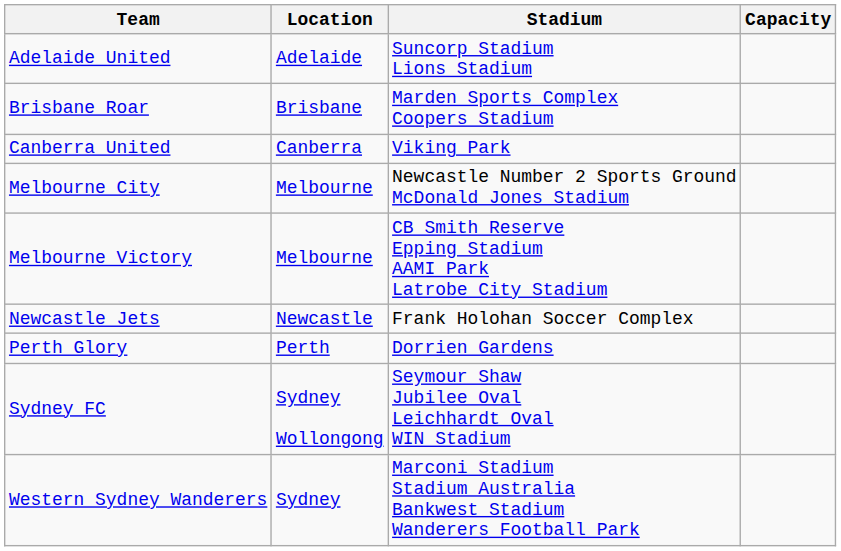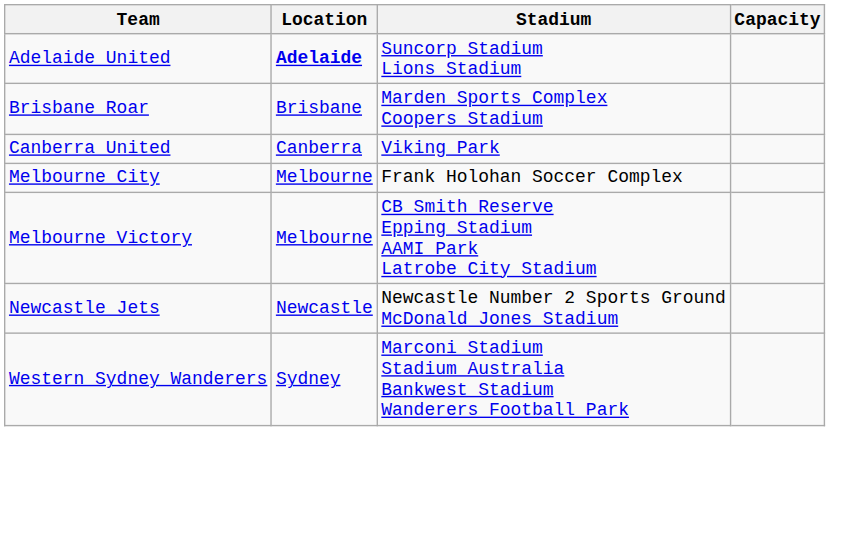(319, 59) normal -> (319, 59) bold
(564, 188) Newcastle Number 2 Sports Ground McDonald Jones Stadium -> (532, 178) Frank Holohan Soccer Complex
(543, 319) Frank Holohan Soccer Complex -> (554, 309) Newcastle Number 2 Sports Ground McDonald Jones Stadium
- row: (68, 348)
- row: (57, 408)
